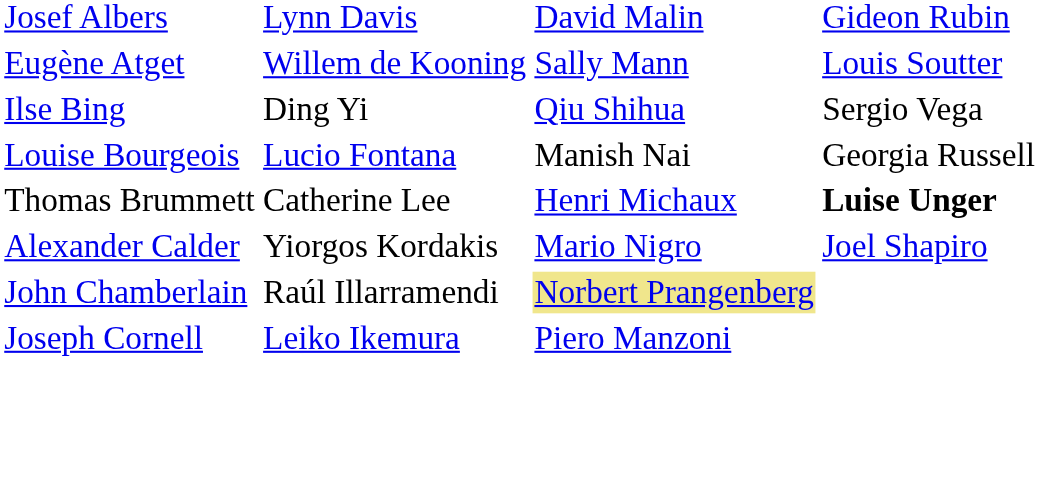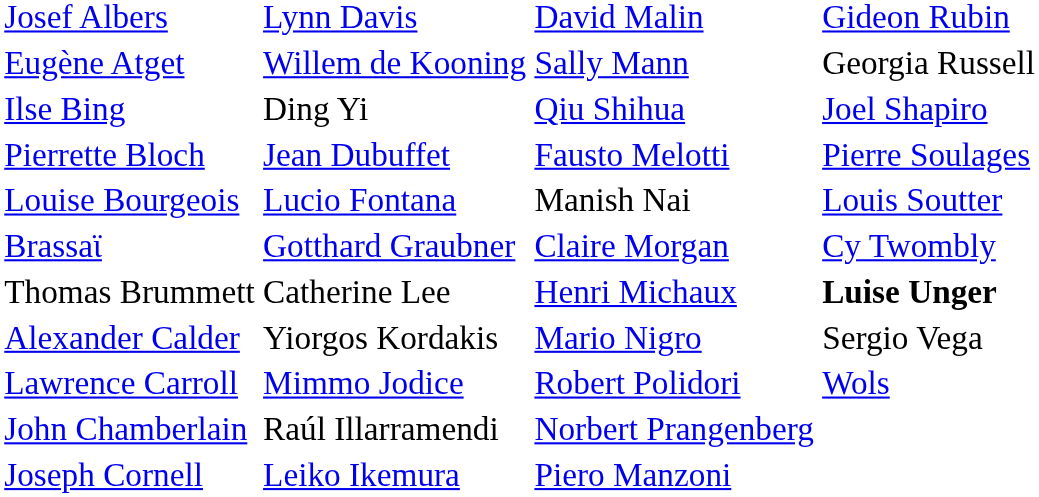(912, 63) Louis Soutter -> (929, 63) Georgia Russell
(902, 108) Sergio Vega -> (905, 108) Joel Shapiro
+ row: (105, 154)
(929, 154) Georgia Russell -> (912, 200) Louis Soutter
+ row: (53, 246)
(905, 246) Joel Shapiro -> (902, 337) Sergio Vega
+ row: (121, 383)
(674, 291) khaki background -> (674, 429) no background
